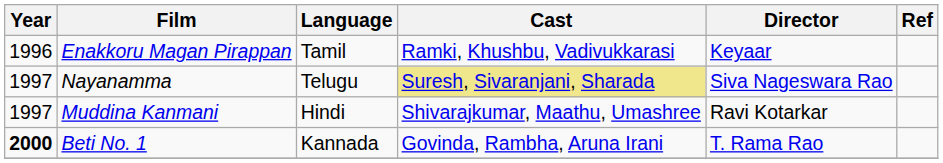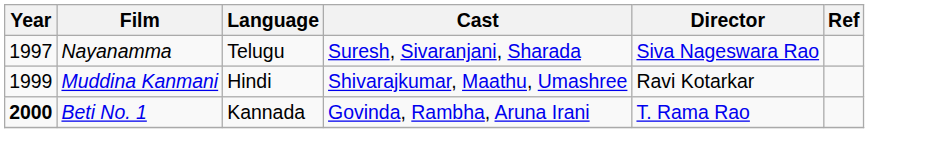- row: (177, 51)
(528, 82) khaki background -> (455, 51) no background
(31, 113) 1997 -> (31, 82) 1999
